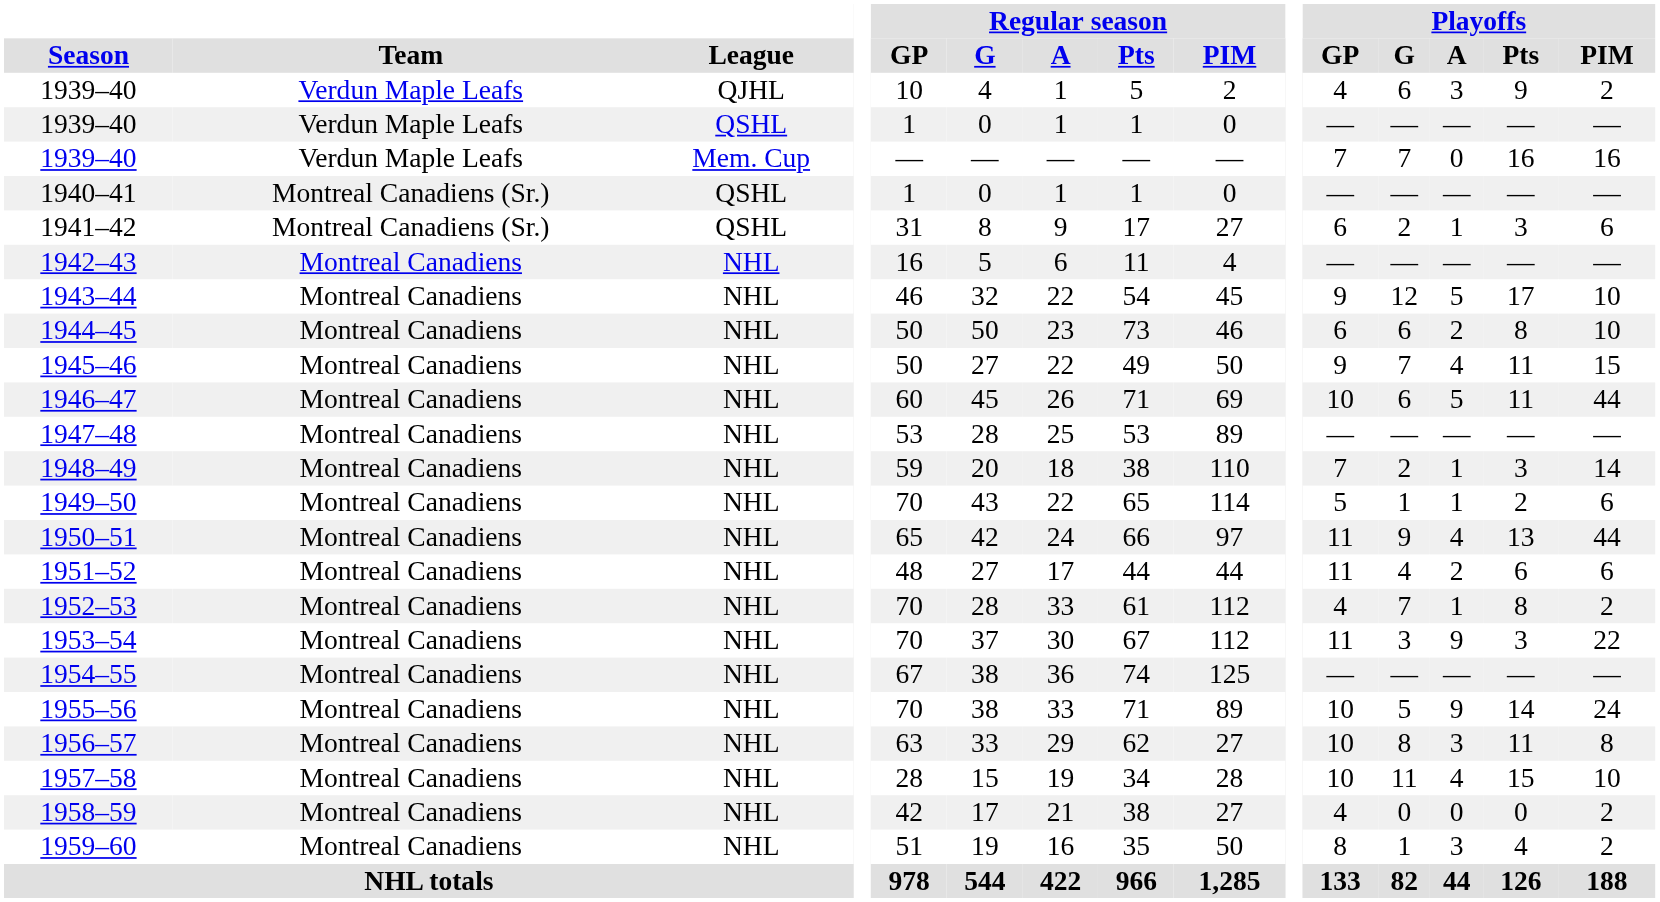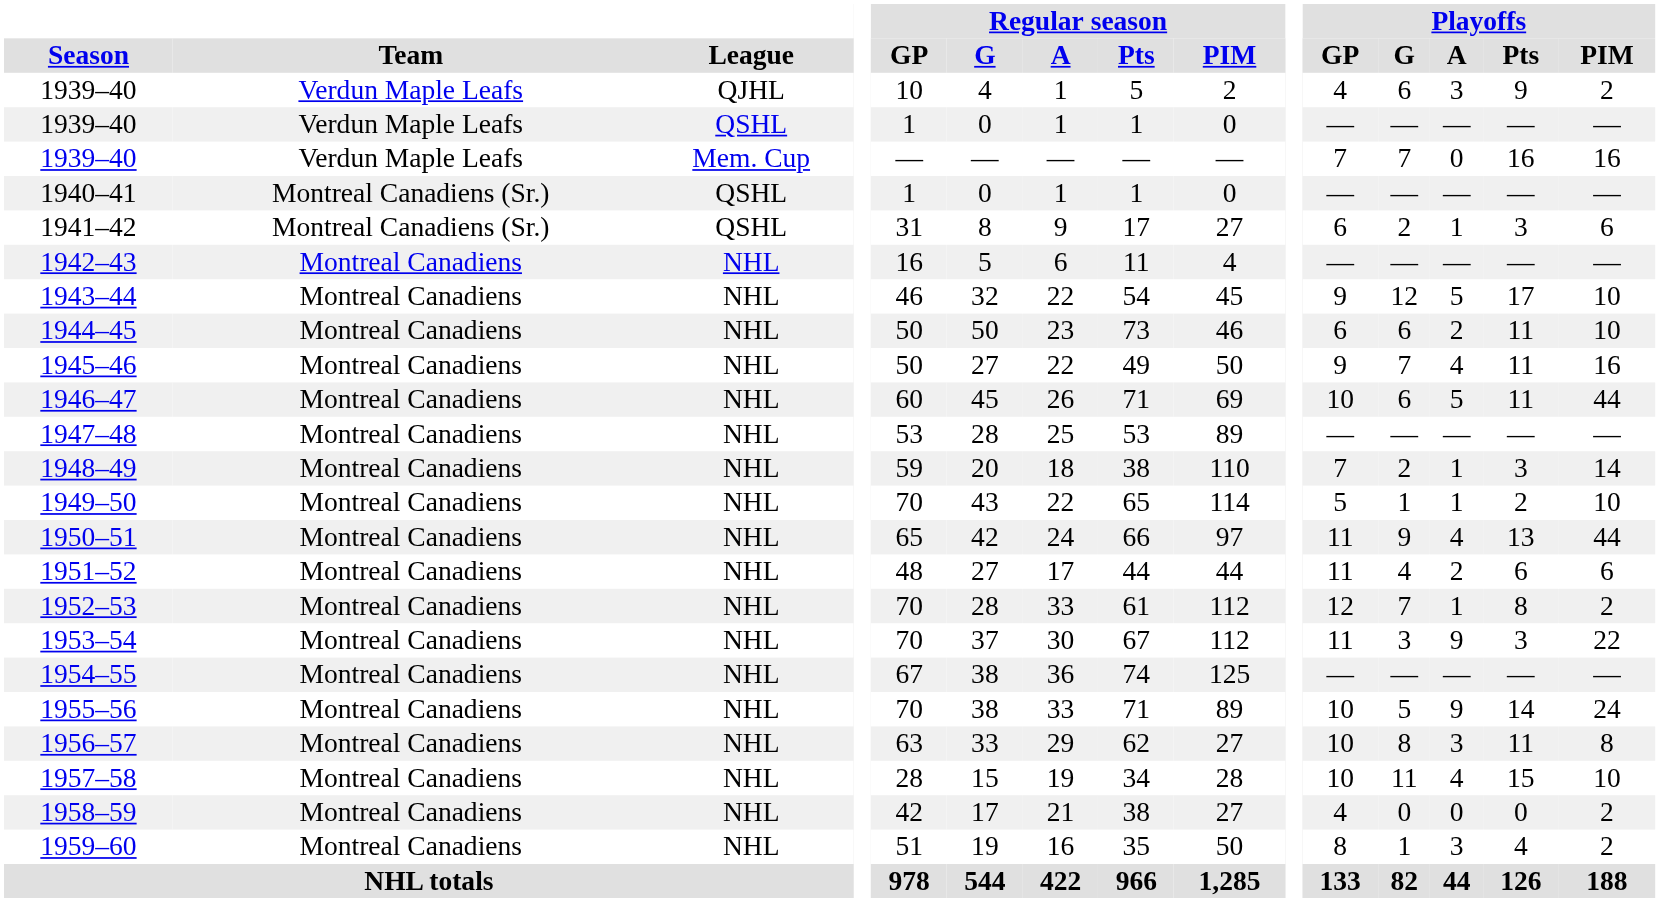(1521, 330) 8 -> (1521, 330) 11
(1607, 364) 15 -> (1607, 364) 16
(1607, 502) 6 -> (1607, 502) 10
(1340, 605) 4 -> (1340, 605) 12
